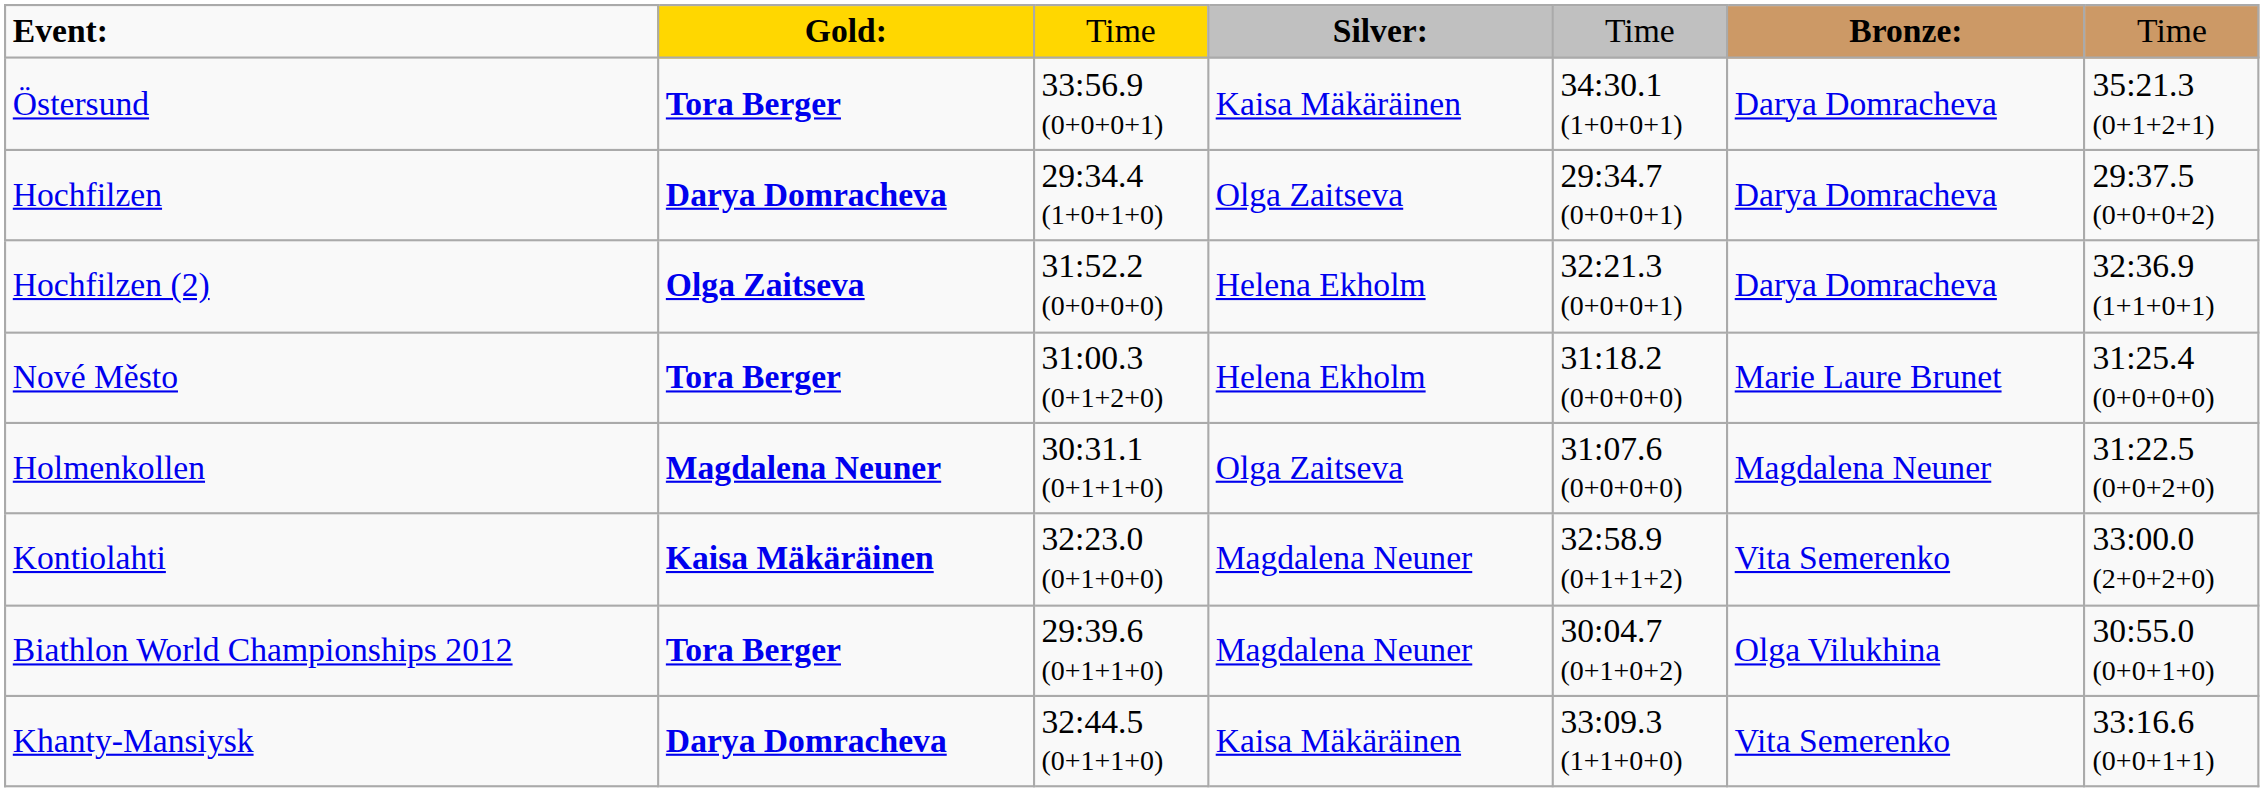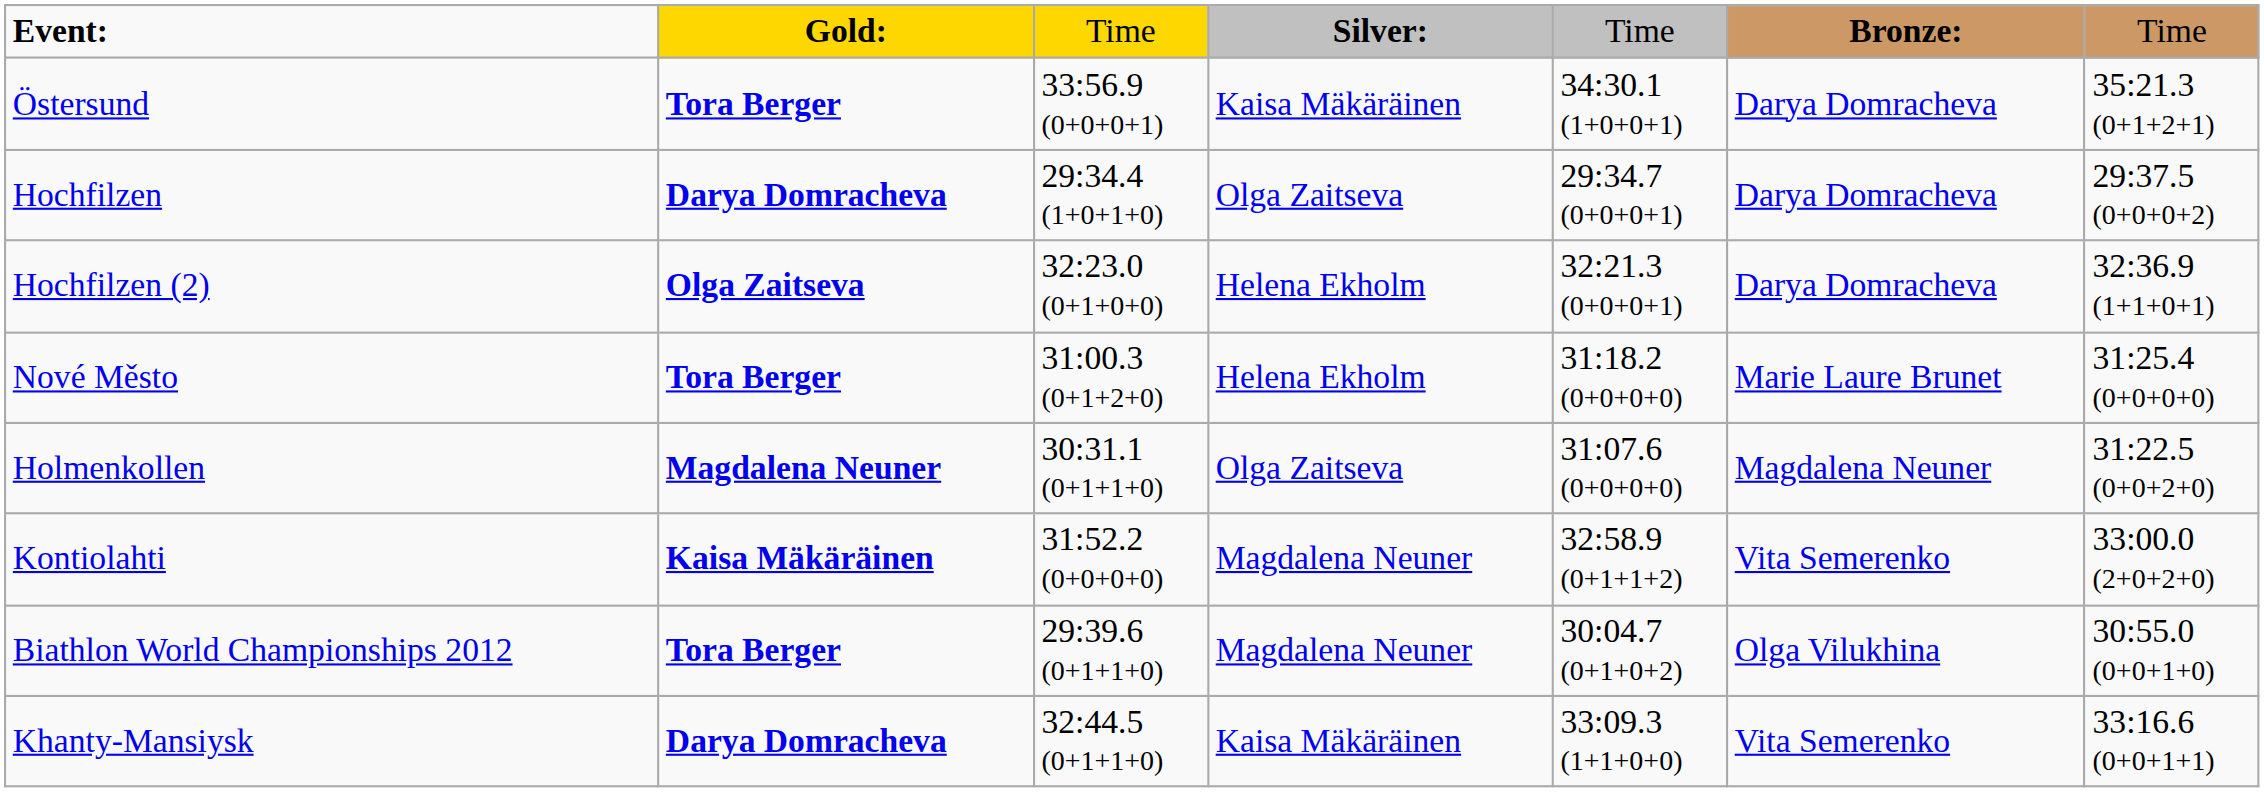(1102, 285) 31:52.2 (0+0+0+0) -> (1102, 285) 32:23.0 (0+1+0+0)
(1102, 558) 32:23.0 (0+1+0+0) -> (1102, 558) 31:52.2 (0+0+0+0)
